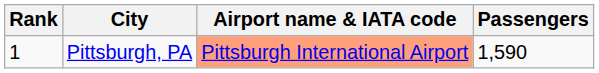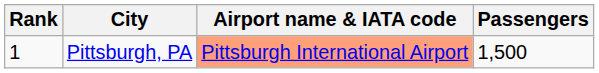(502, 51) 1,590 -> (502, 51) 1,500
